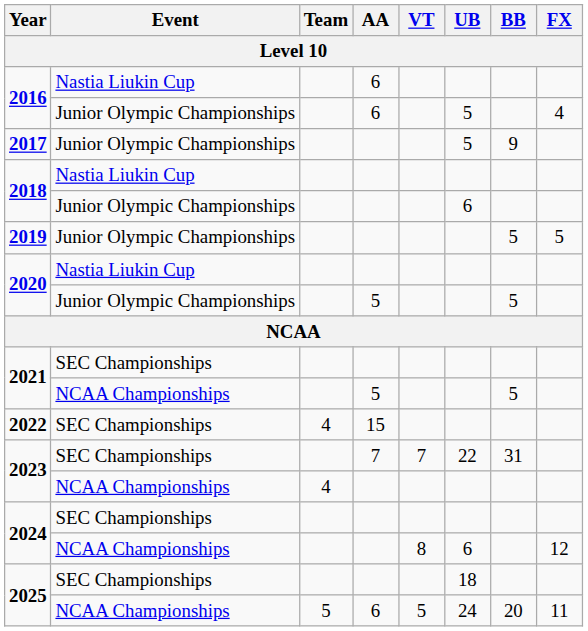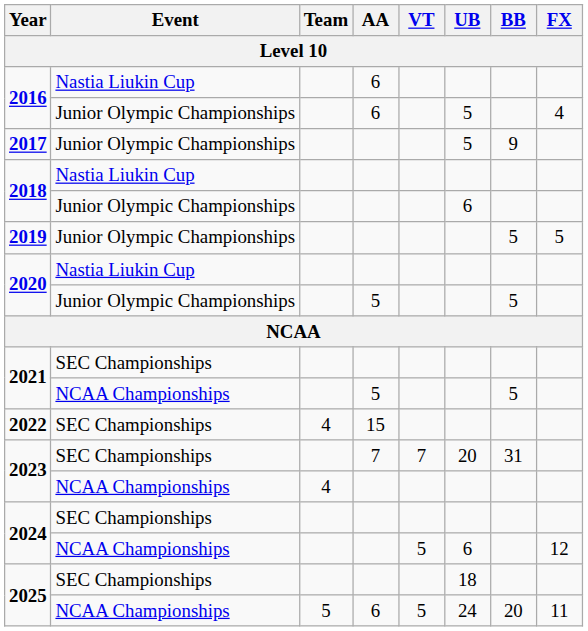(467, 455) 22 -> (467, 455) 20
(421, 548) 8 -> (421, 548) 5
